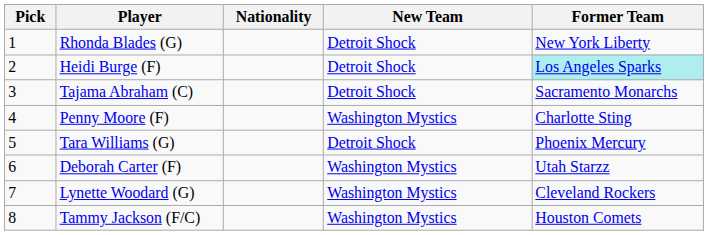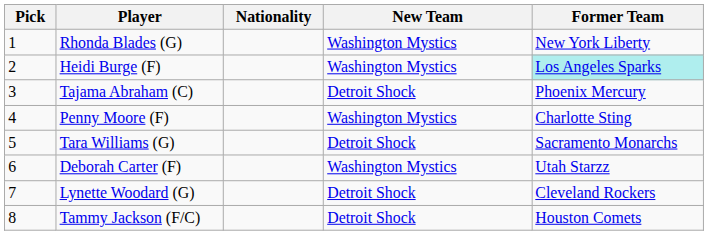(371, 42) Detroit Shock -> (392, 42) Washington Mystics
(371, 67) Detroit Shock -> (392, 67) Washington Mystics
(606, 92) Sacramento Monarchs -> (591, 92) Phoenix Mercury
(591, 142) Phoenix Mercury -> (606, 142) Sacramento Monarchs
(392, 192) Washington Mystics -> (371, 192) Detroit Shock
(392, 218) Washington Mystics -> (371, 218) Detroit Shock
